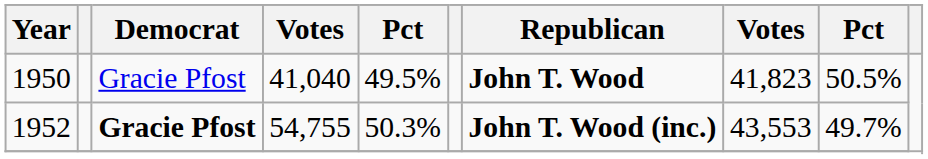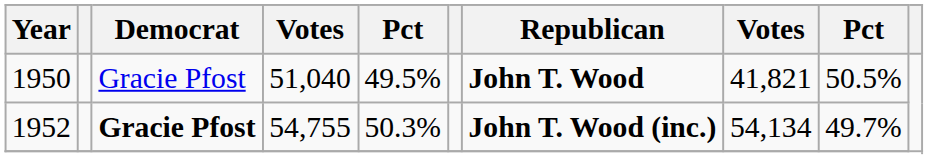(310, 77) 41,040 -> (310, 77) 51,040
(771, 77) 41,823 -> (771, 77) 41,821
(771, 126) 43,553 -> (771, 126) 54,134
